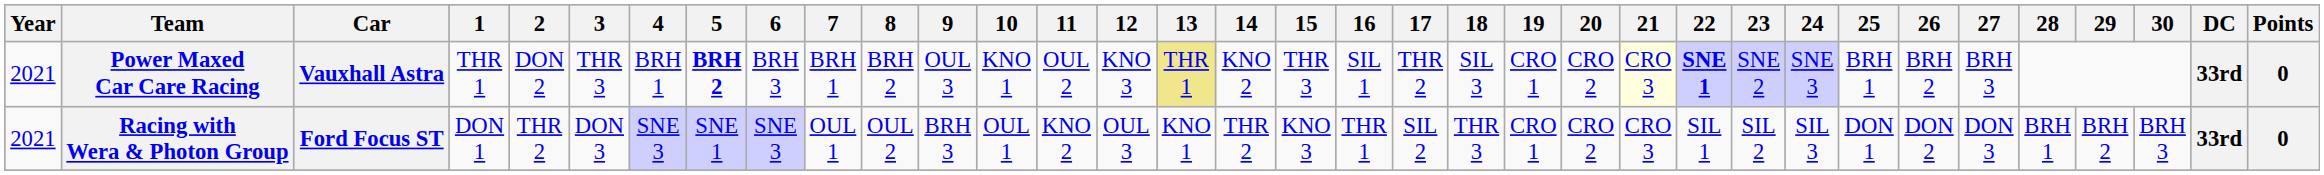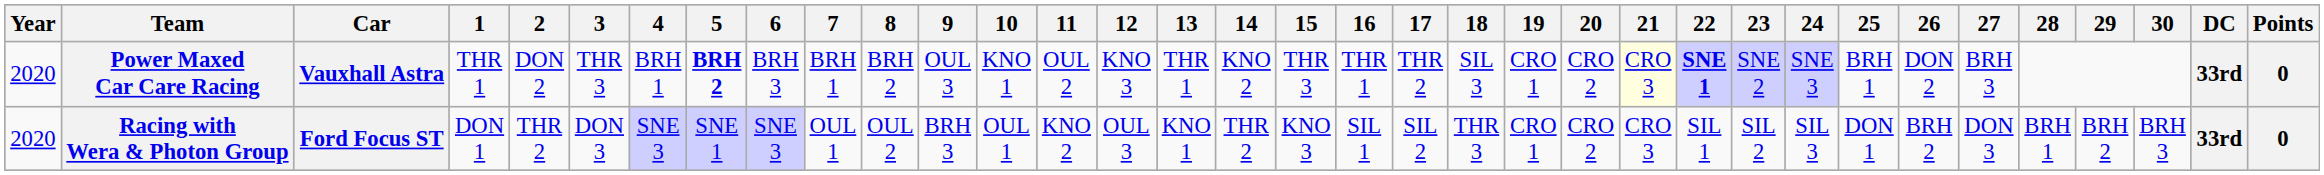(33, 73) 2021 -> (33, 73) 2020
(1186, 73) khaki background -> (1186, 73) no background
(1364, 73) SIL 1 -> (1364, 73) THR 1
(1929, 73) BRH 2 -> (1929, 73) DON 2
(33, 137) 2021 -> (33, 137) 2020
(1364, 137) THR 1 -> (1364, 137) SIL 1
(1929, 137) DON 2 -> (1929, 137) BRH 2
